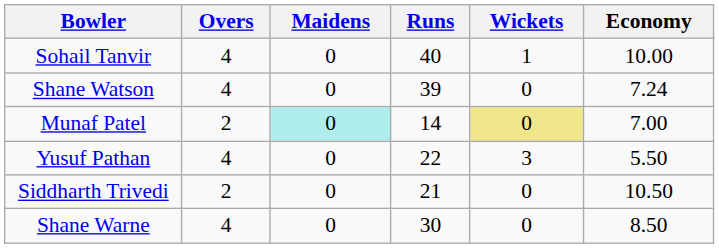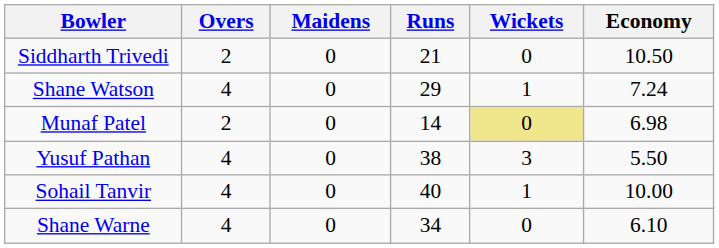rows swapped: (93, 55) <-> (93, 191)
(430, 89) 39 -> (430, 89) 29
(527, 89) 0 -> (527, 89) 1
(331, 123) paleturquoise background -> (331, 123) no background
(649, 123) 7.00 -> (649, 123) 6.98
(430, 157) 22 -> (430, 157) 38
(430, 225) 30 -> (430, 225) 34
(649, 225) 8.50 -> (649, 225) 6.10
